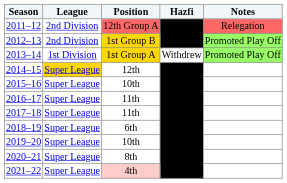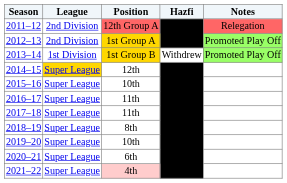(131, 40) 1st Group B -> (131, 40) 1st Group A
(131, 55) 1st Group A -> (131, 55) 1st Group B
(131, 127) 6th -> (131, 127) 8th
(131, 156) 8th -> (131, 156) 6th
